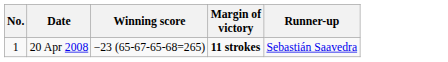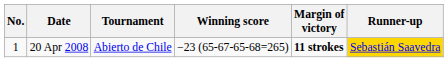+ column: (133, 21)
(312, 47) no background -> (395, 47) gold background
